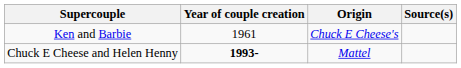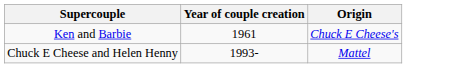- column: (429, 14)
(244, 53) bold -> (244, 53) normal
